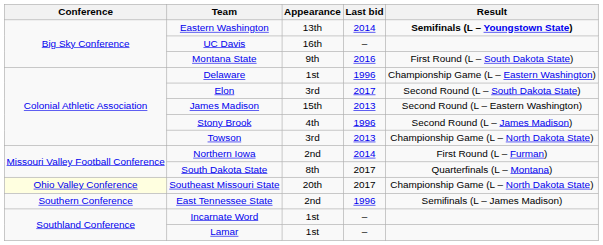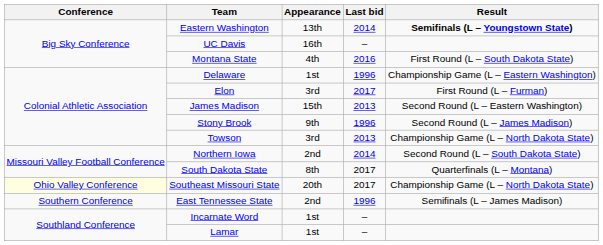(312, 59) 9th -> (312, 59) 4th
(492, 91) Second Round (L – South Dakota State) -> (492, 91) First Round (L – Furman)
(312, 122) 4th -> (312, 122) 9th
(492, 153) First Round (L – Furman) -> (492, 153) Second Round (L – South Dakota State)
